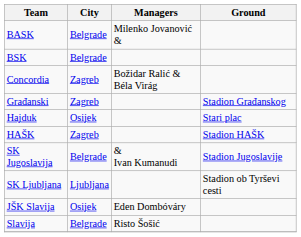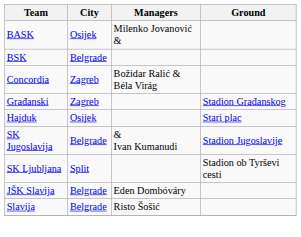(88, 34) Belgrade -> (83, 34) Osijek
- row: (21, 134)
(89, 184) Ljubljana -> (80, 168) Split
(83, 206) Osijek -> (88, 190) Belgrade
